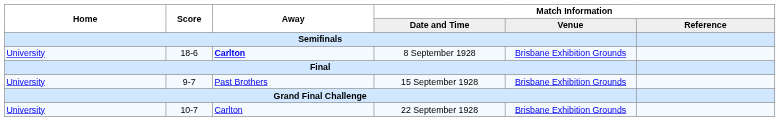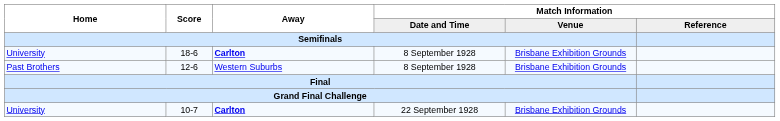+ row: (189, 67)
- row: (189, 81)
(229, 110) normal -> (230, 110) bold
